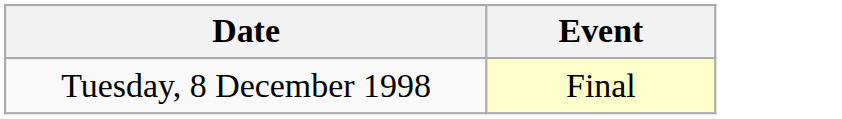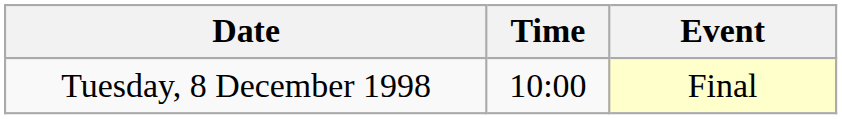+ column: (548, 31)
